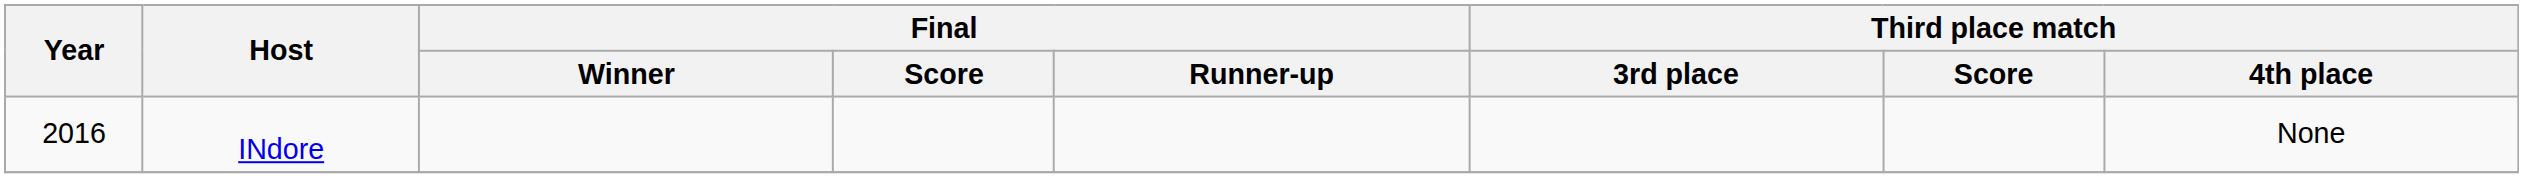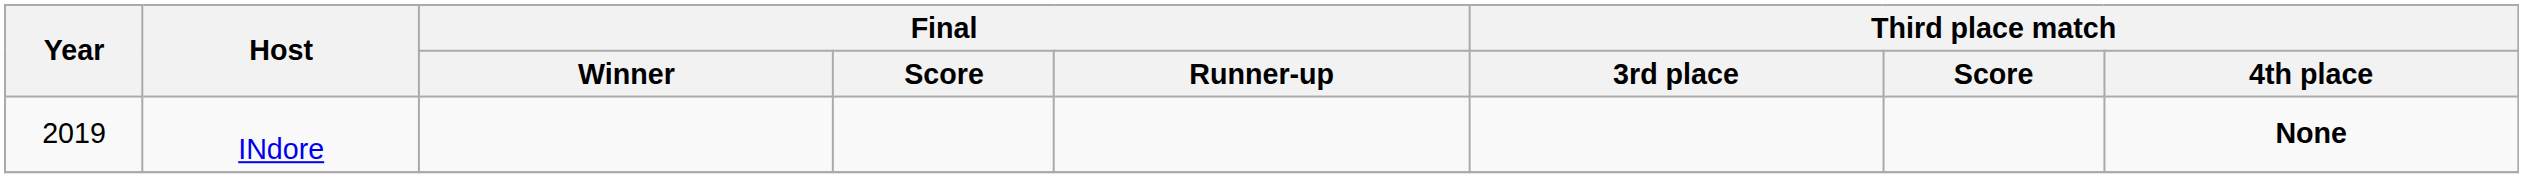(74, 134) 2016 -> (74, 134) 2019
(2311, 134) normal -> (2311, 134) bold
